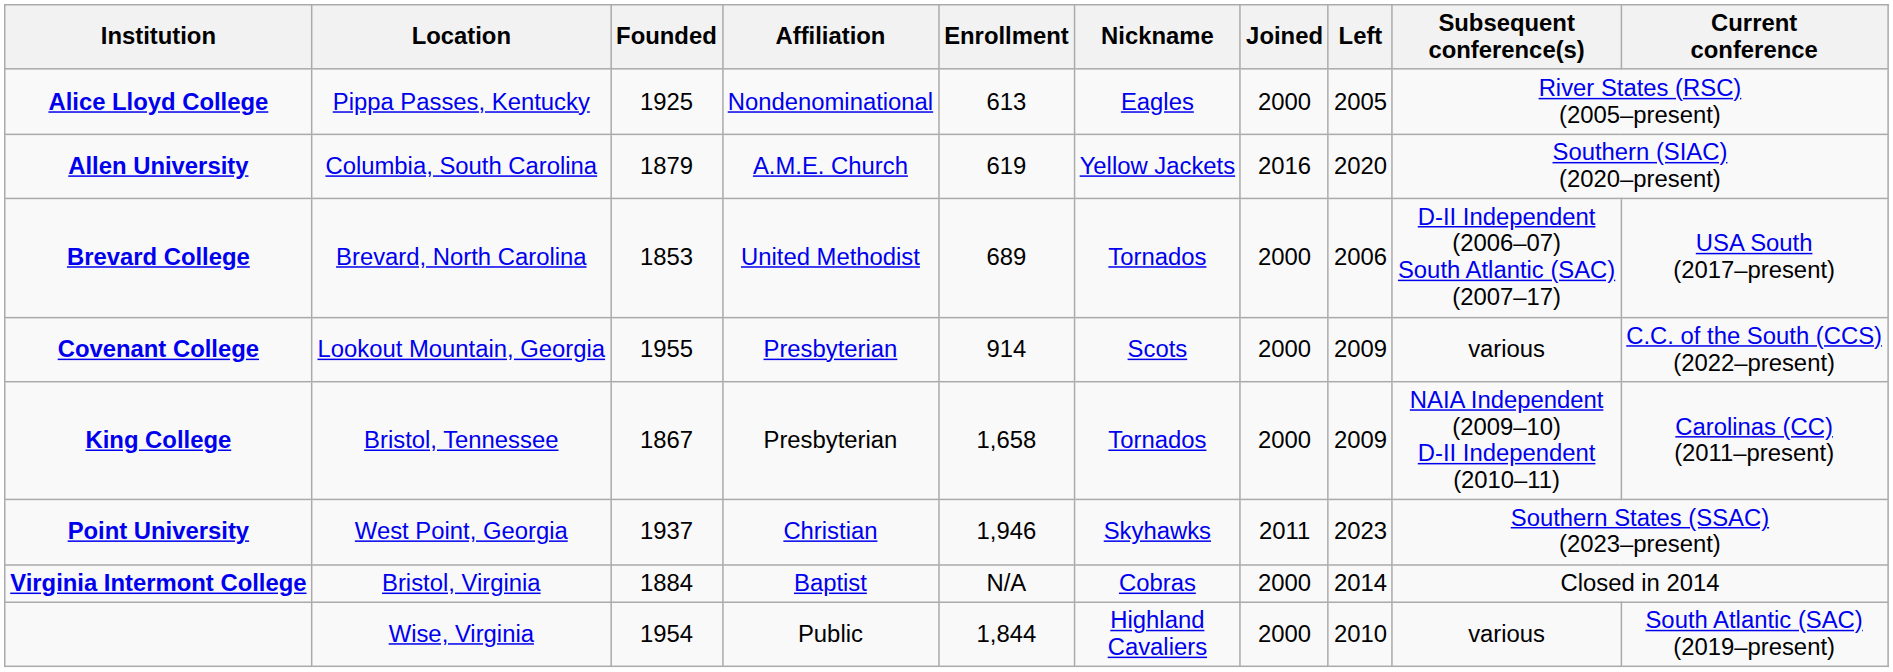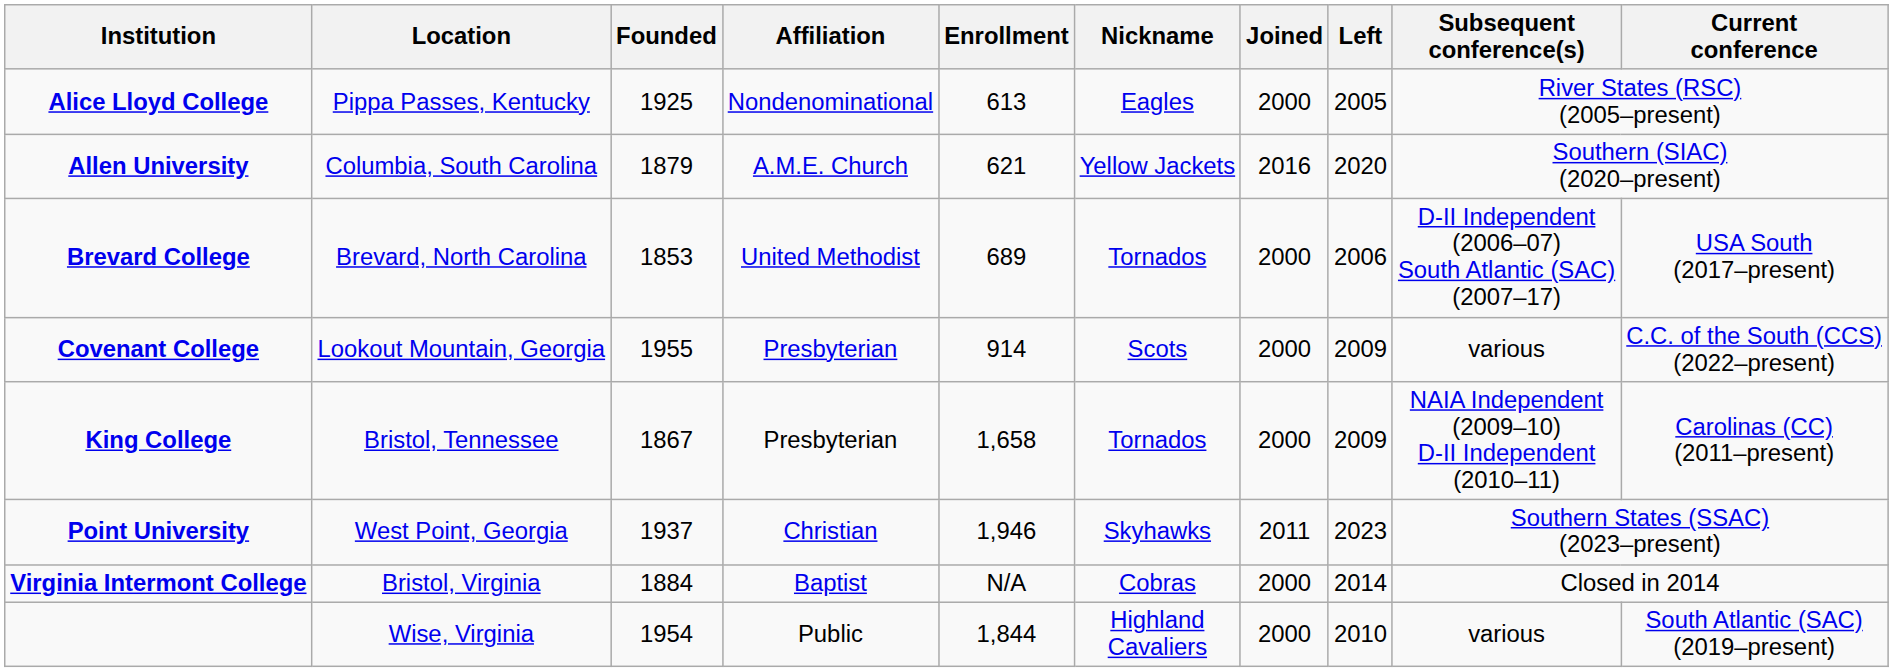(1006, 166) 619 -> (1006, 166) 621
